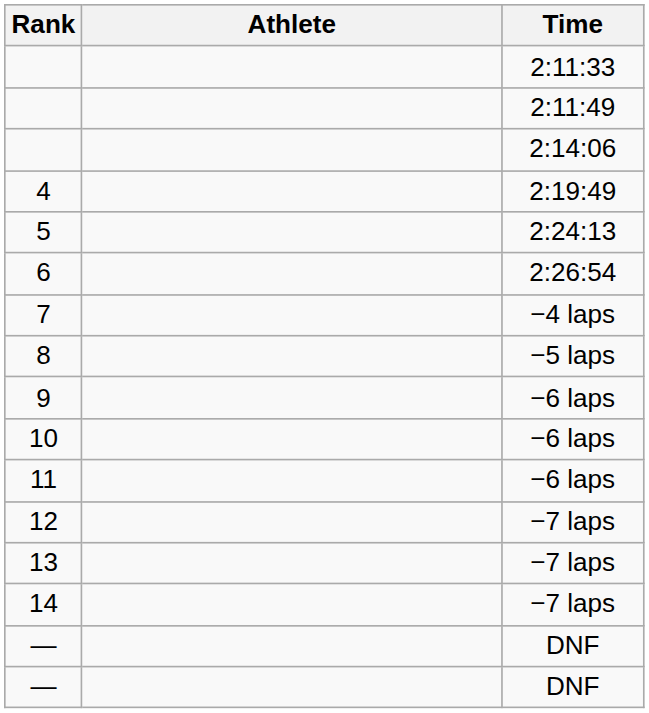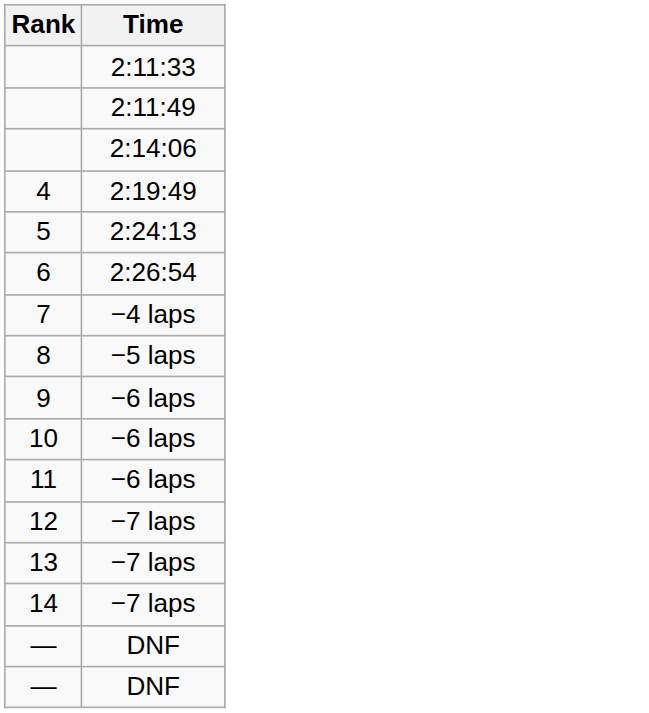- column: (292, 25)
